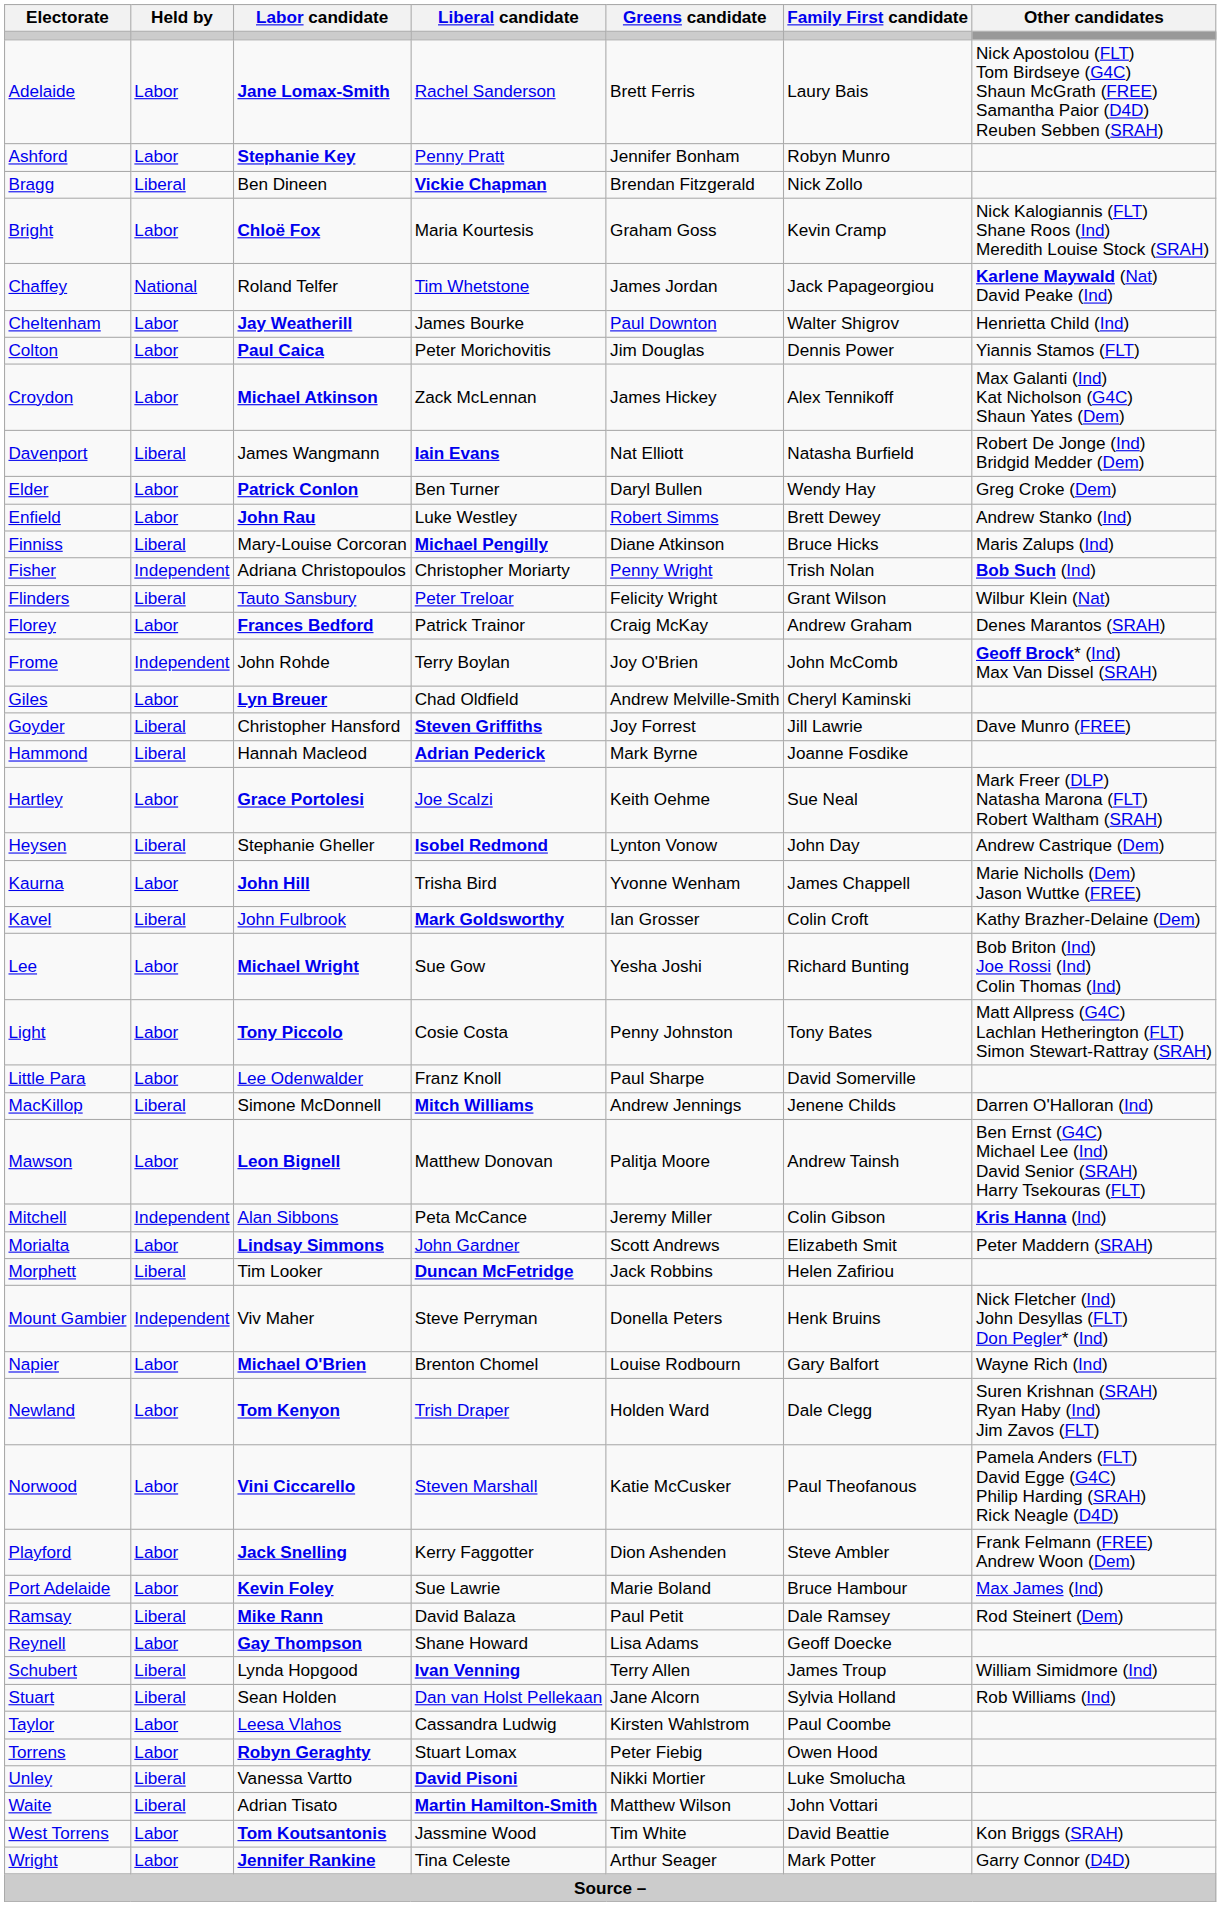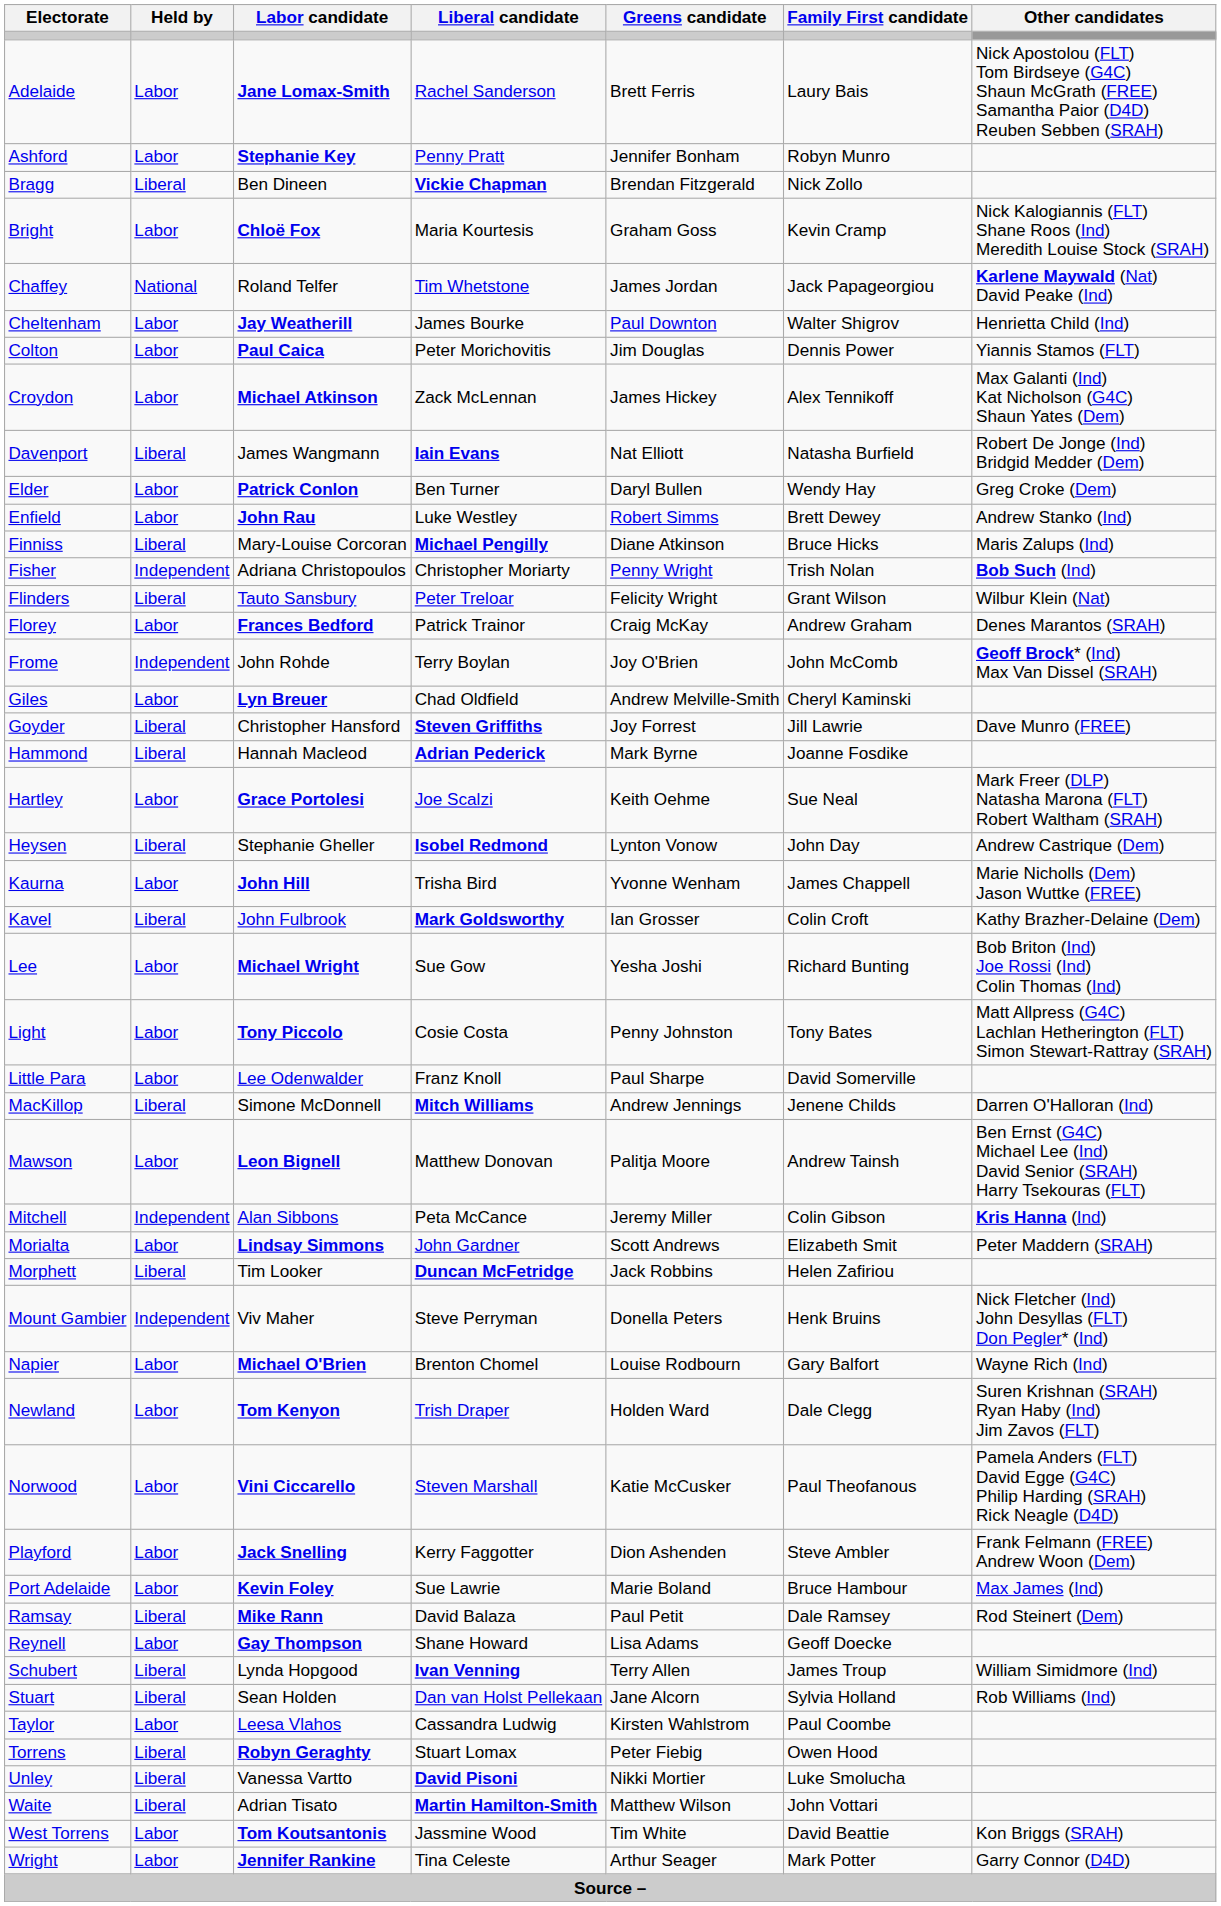(156, 1752) Labor -> (160, 1752) Liberal
